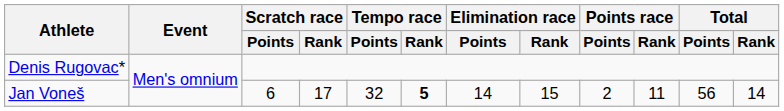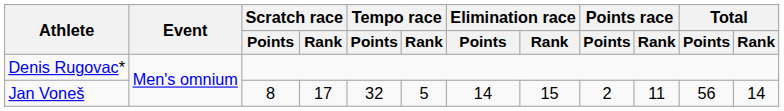(270, 93) 6 -> (270, 93) 8
(424, 93) bold -> (424, 93) normal
